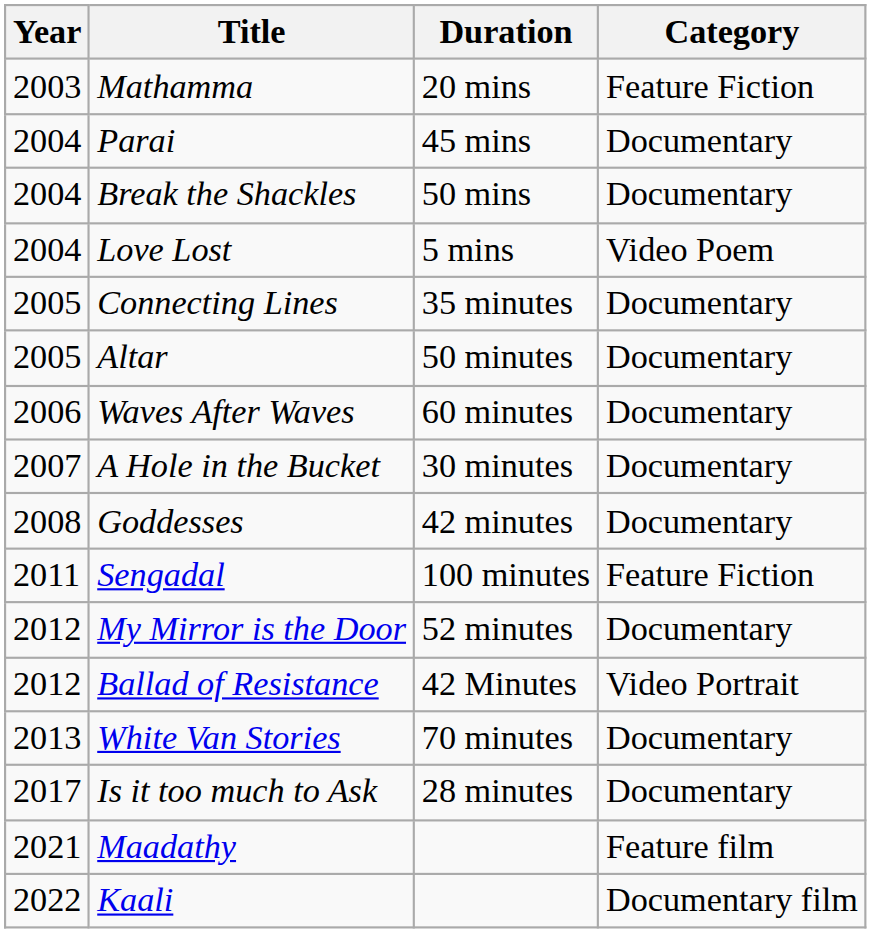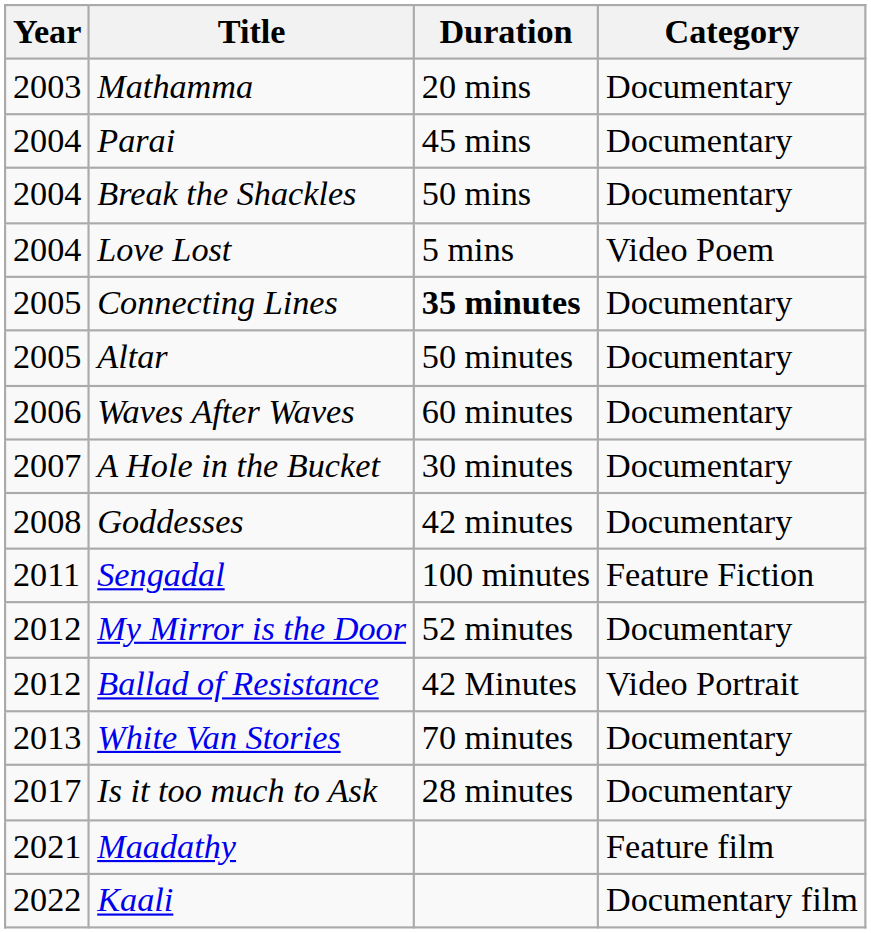(710, 85) Feature Fiction -> (699, 85) Documentary
(497, 303) normal -> (501, 303) bold
